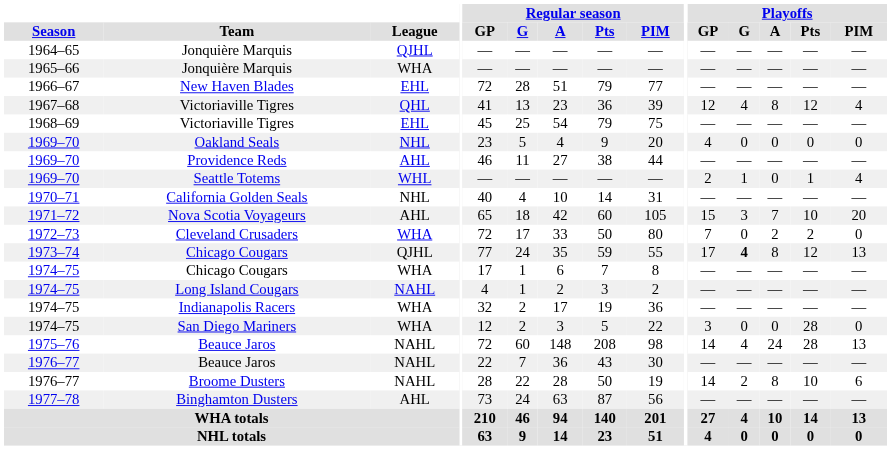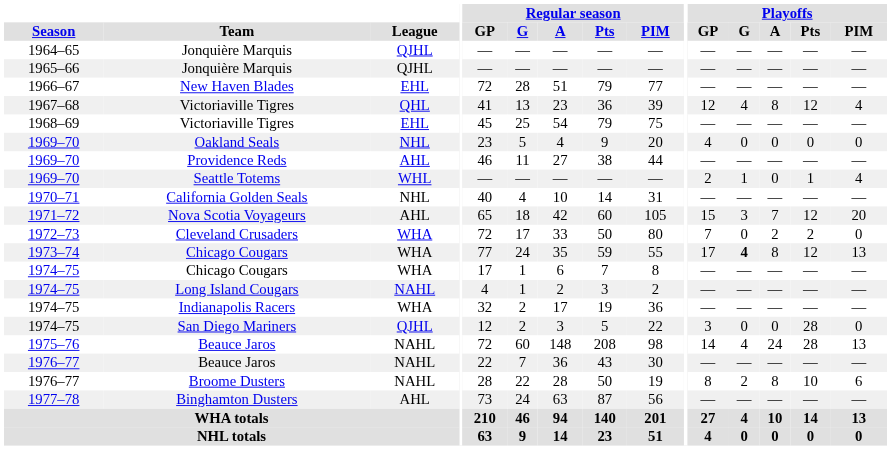(415, 68) WHA -> (415, 68) QJHL
(810, 215) 10 -> (810, 215) 12
(415, 252) QJHL -> (415, 252) WHA
(415, 326) WHA -> (415, 326) QJHL
(708, 381) 14 -> (708, 381) 8
